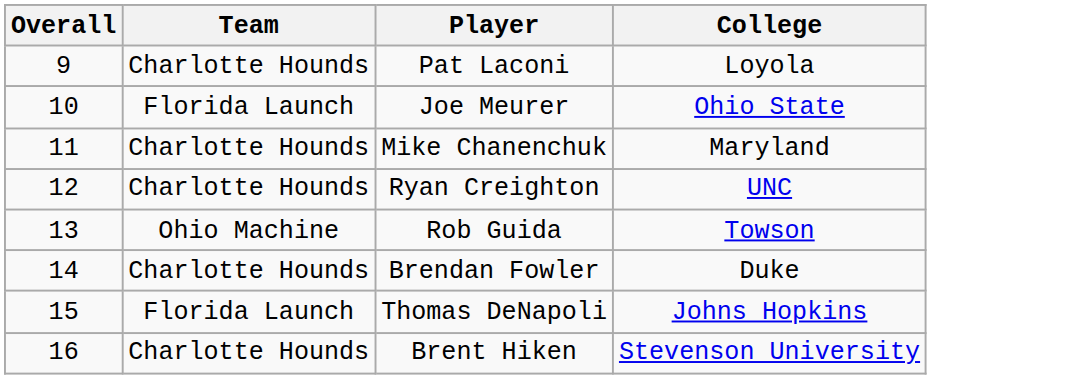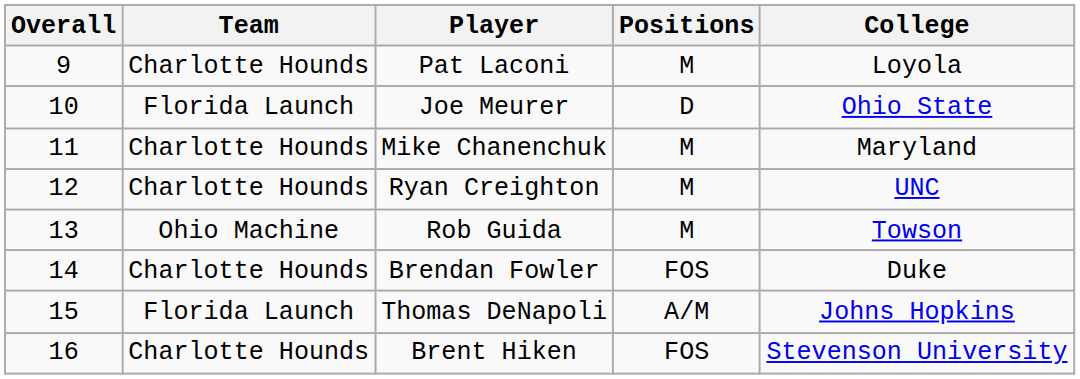+ column: (687, 25)
